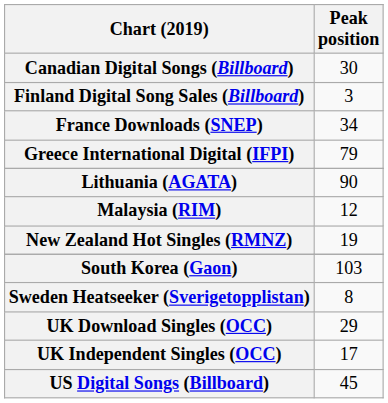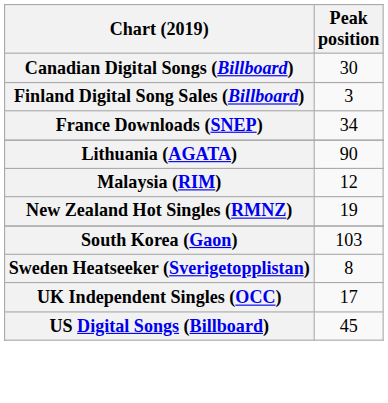- row: (159, 153)
- row: (159, 325)
